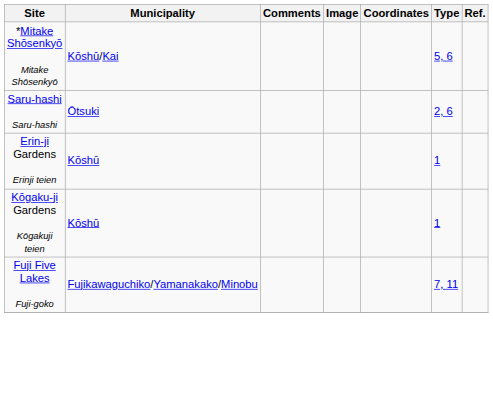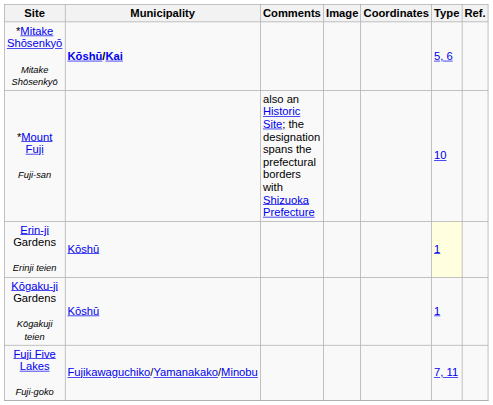(93, 56) normal -> (95, 56) bold
+ row: (35, 156)
- row: (35, 111)
(437, 161) no background -> (437, 249) lightyellow background
